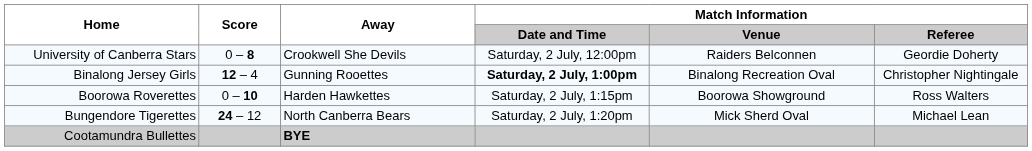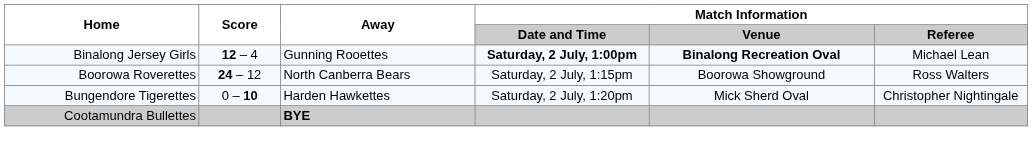- row: (115, 55)
(761, 75) normal -> (761, 55) bold
(951, 75) Christopher Nightingale -> (951, 55) Michael Lean
(240, 95) 0 – 10 -> (240, 75) 24 – 12
(337, 95) Harden Hawkettes -> (347, 75) North Canberra Bears
(240, 115) 24 – 12 -> (240, 95) 0 – 10
(347, 115) North Canberra Bears -> (337, 95) Harden Hawkettes
(951, 115) Michael Lean -> (951, 95) Christopher Nightingale
